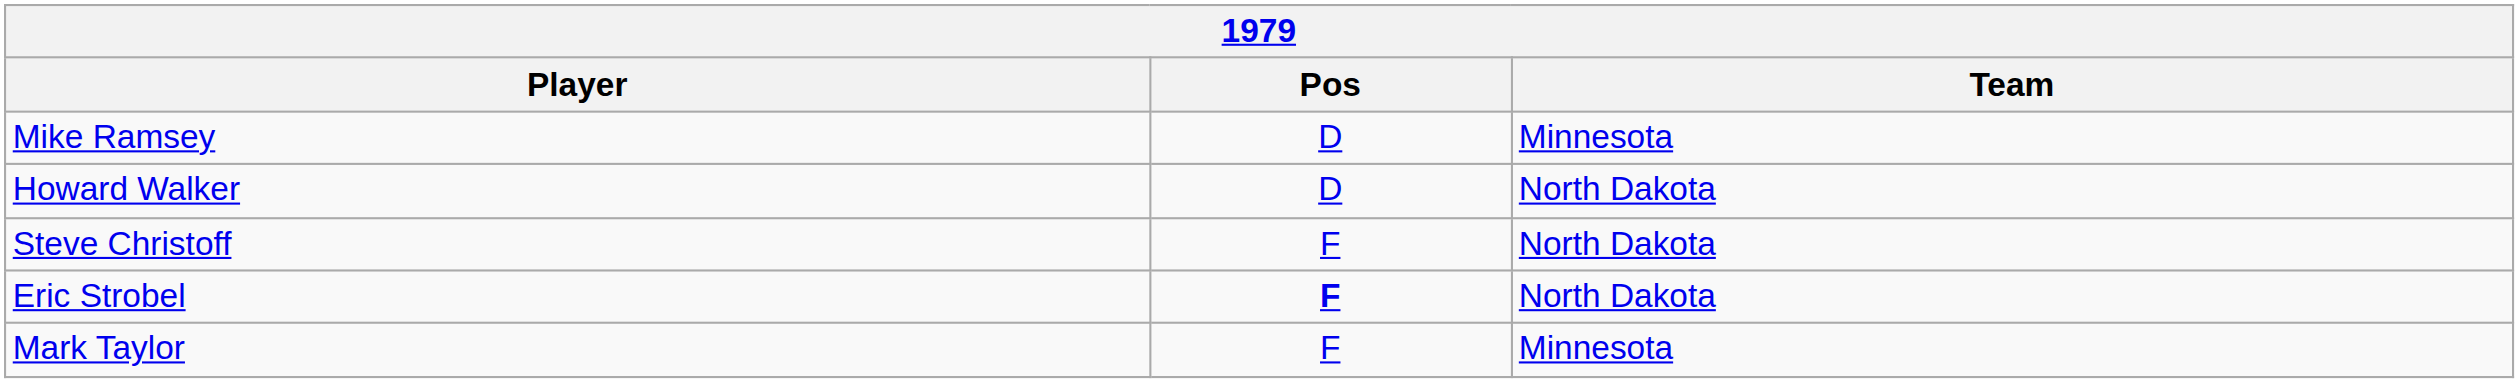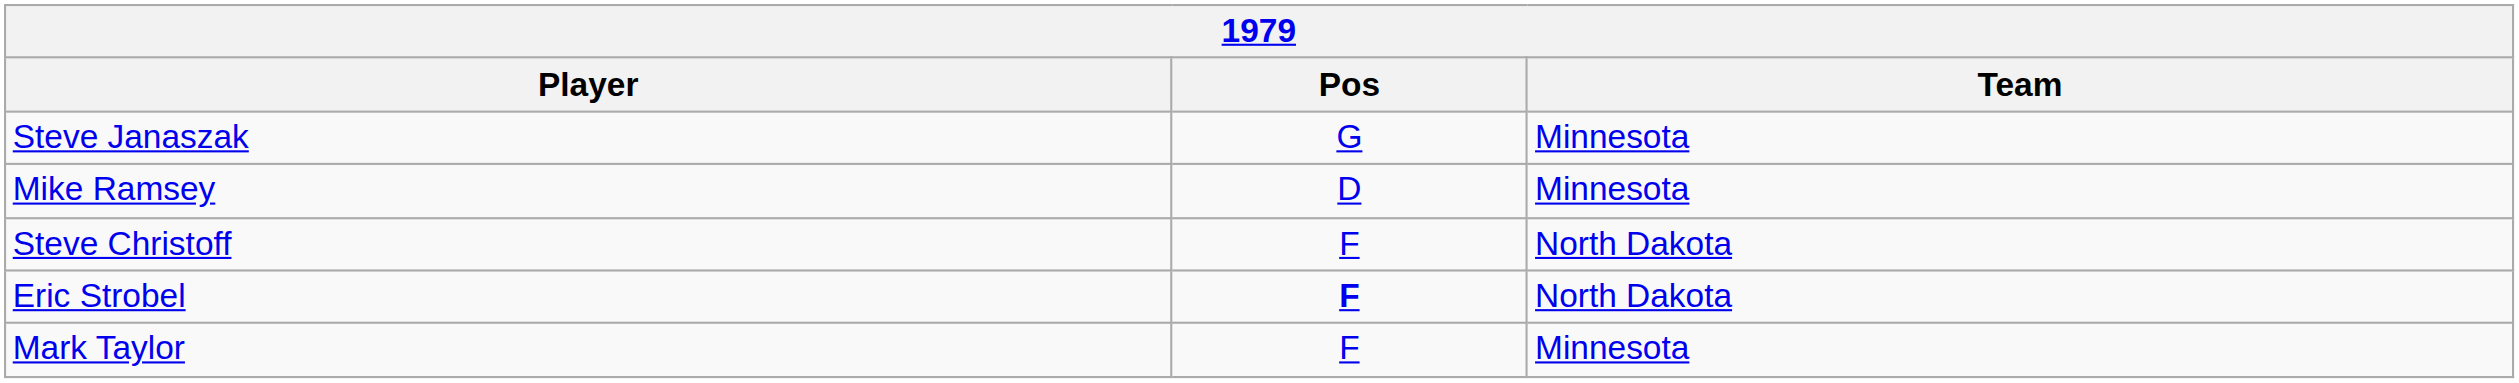+ row: (131, 137)
- row: (126, 190)
